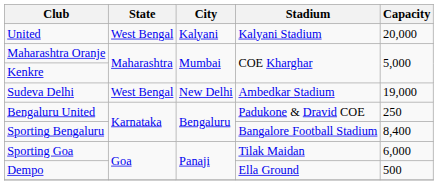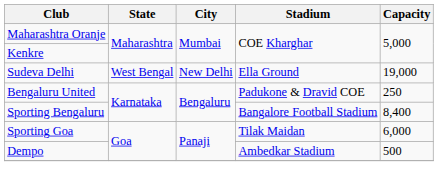- row: (24, 33)
(287, 92) Ambedkar Stadium -> (269, 72) Ella Ground
(269, 170) Ella Ground -> (287, 151) Ambedkar Stadium
